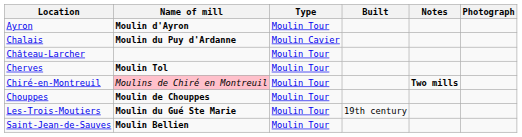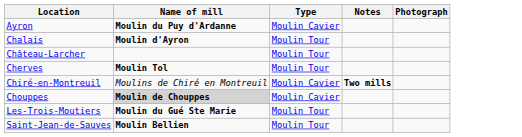- column: (375, 11)
(152, 26) Moulin d'Ayron -> (176, 26) Moulin du Puy d'Ardanne
(301, 26) Moulin Tour -> (306, 26) Moulin Cavier
(176, 40) Moulin du Puy d'Ardanne -> (152, 40) Moulin d'Ayron
(306, 40) Moulin Cavier -> (301, 40) Moulin Tour
(191, 82) pink background -> (191, 82) no background
(301, 82) Moulin Tour -> (306, 82) Moulin Cavier
(163, 97) no background -> (163, 97) lightgrey background
(301, 97) Moulin Tour -> (306, 97) Moulin Cavier
